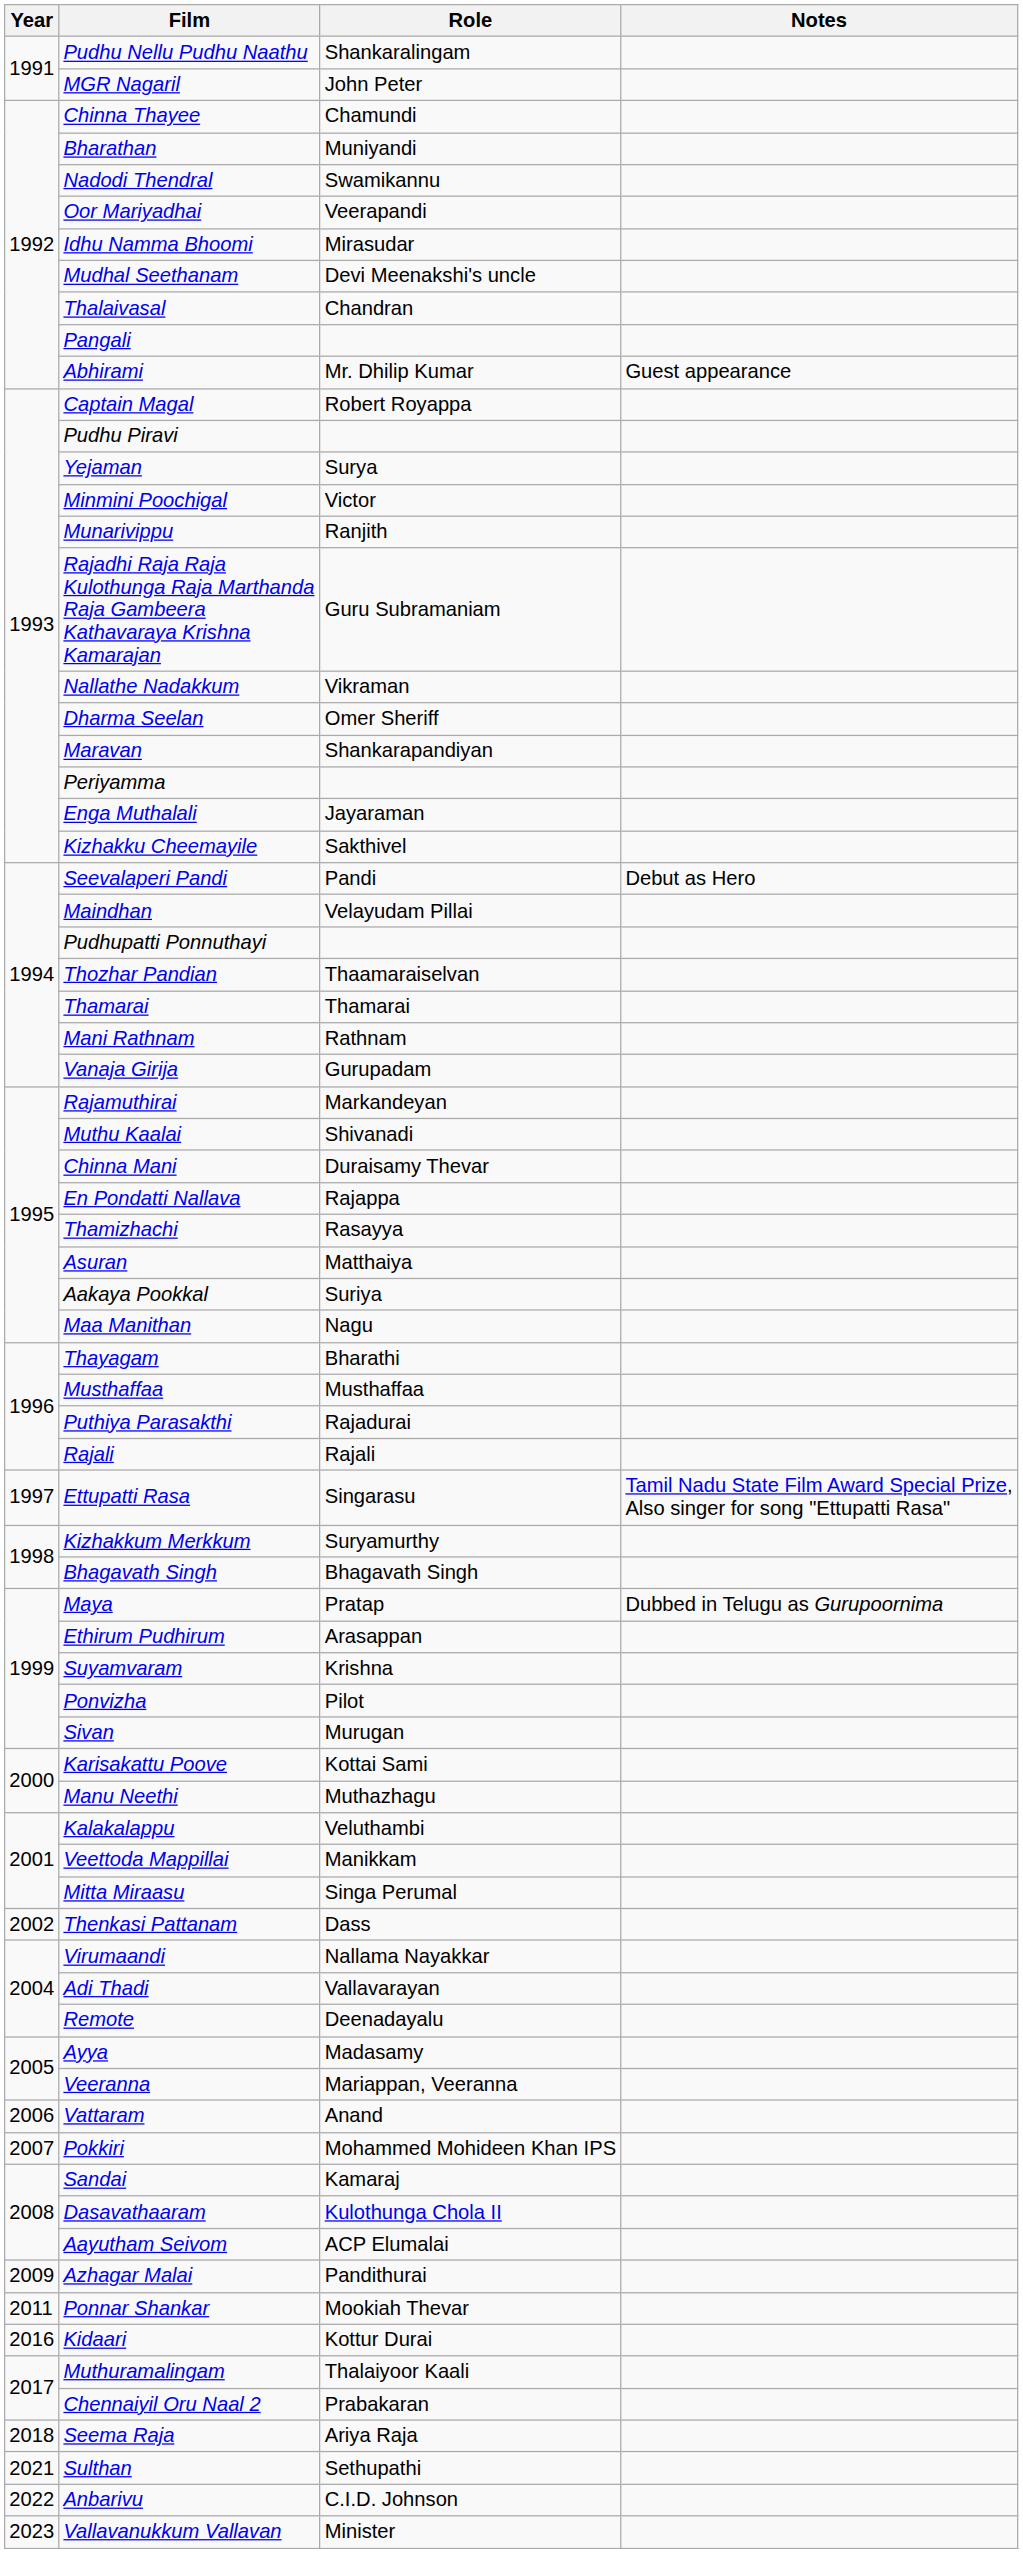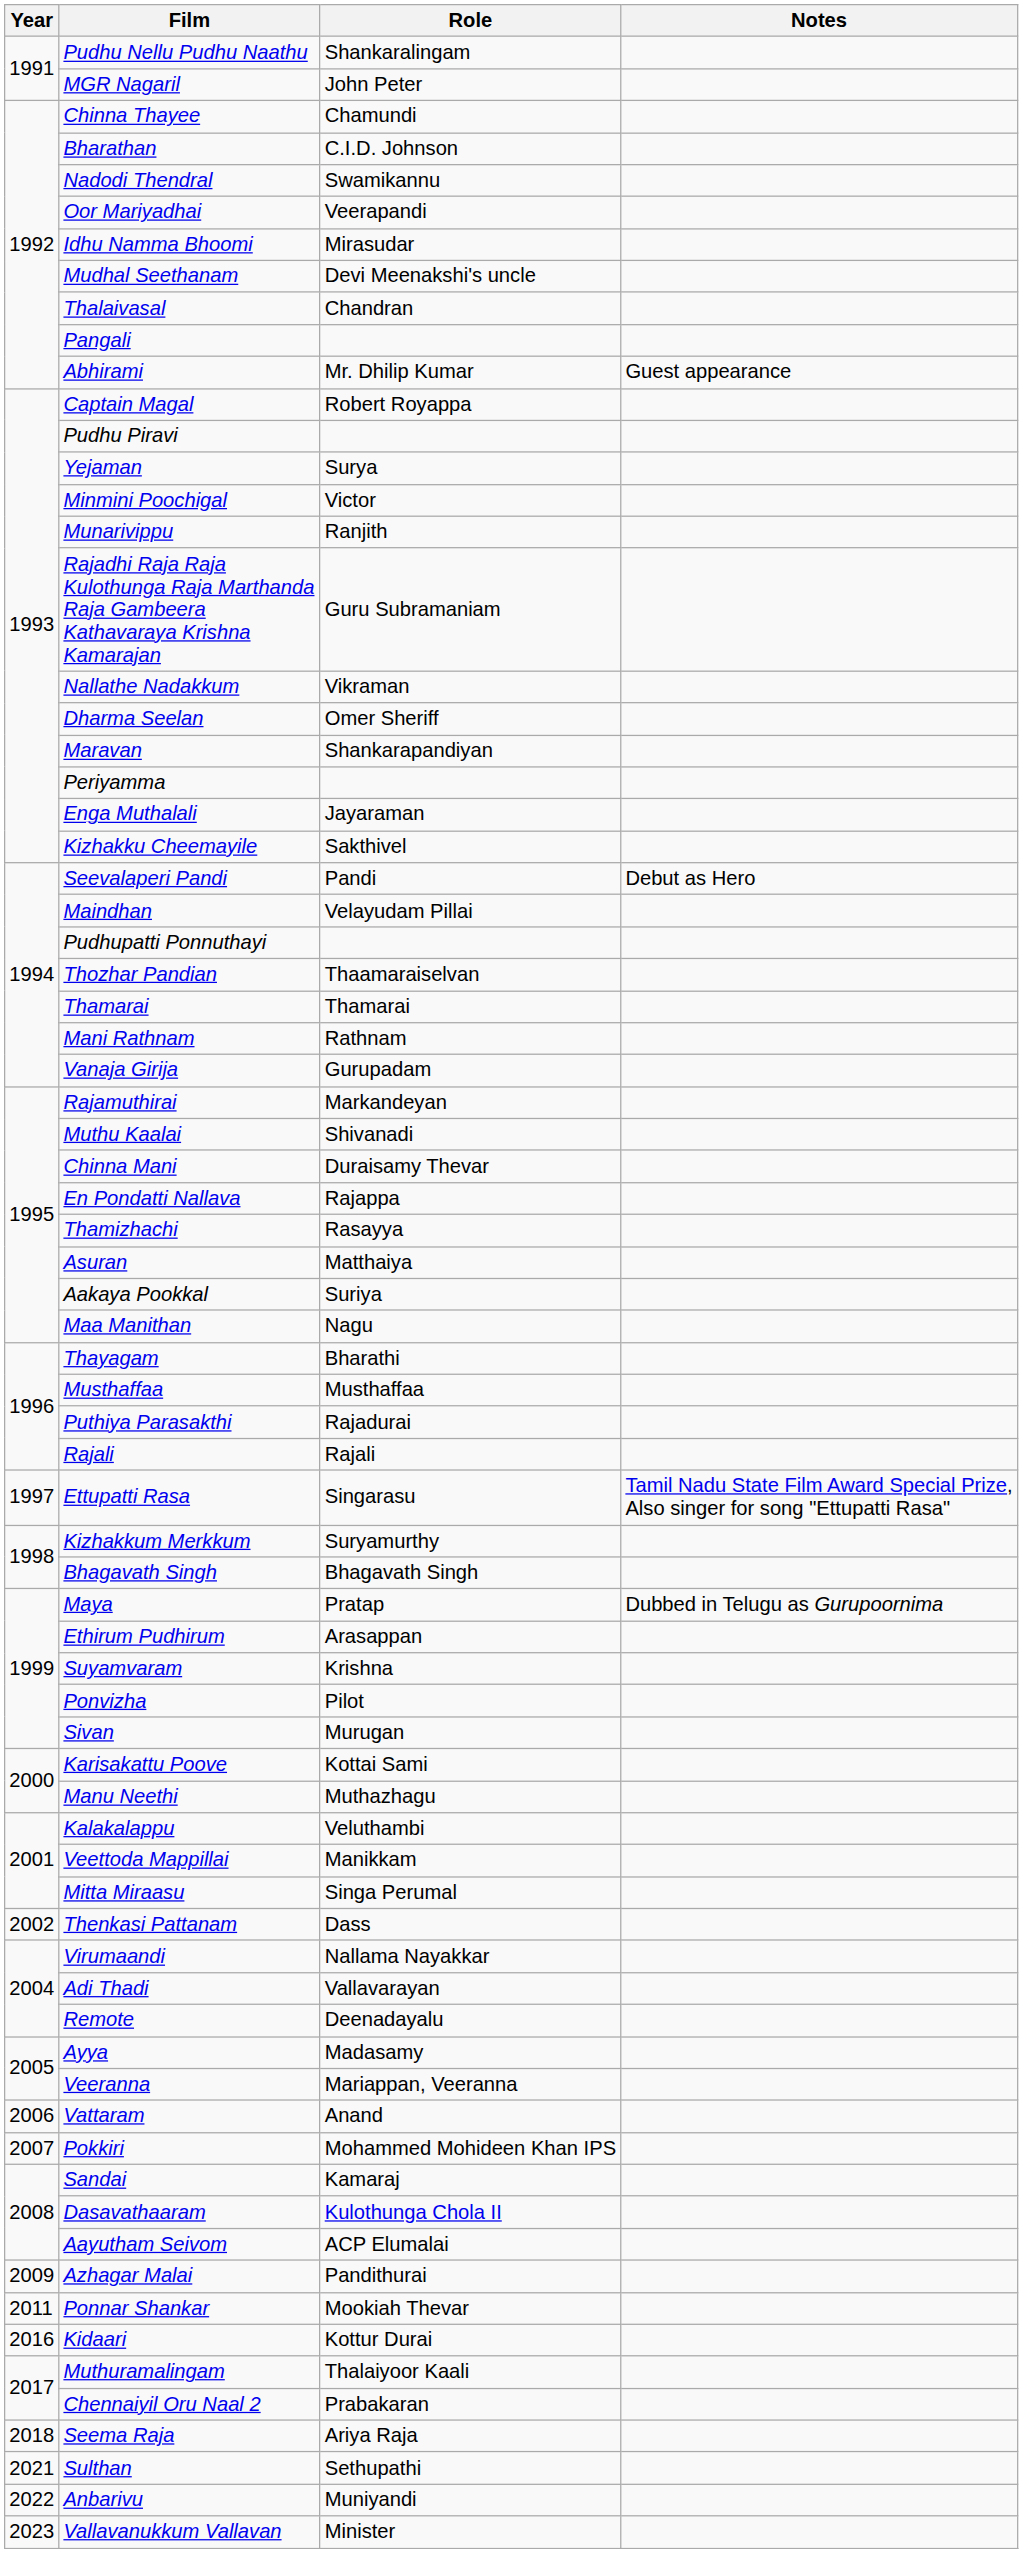(371, 148) Muniyandi -> (391, 148) C.I.D. Johnson
(391, 2499) C.I.D. Johnson -> (371, 2499) Muniyandi
